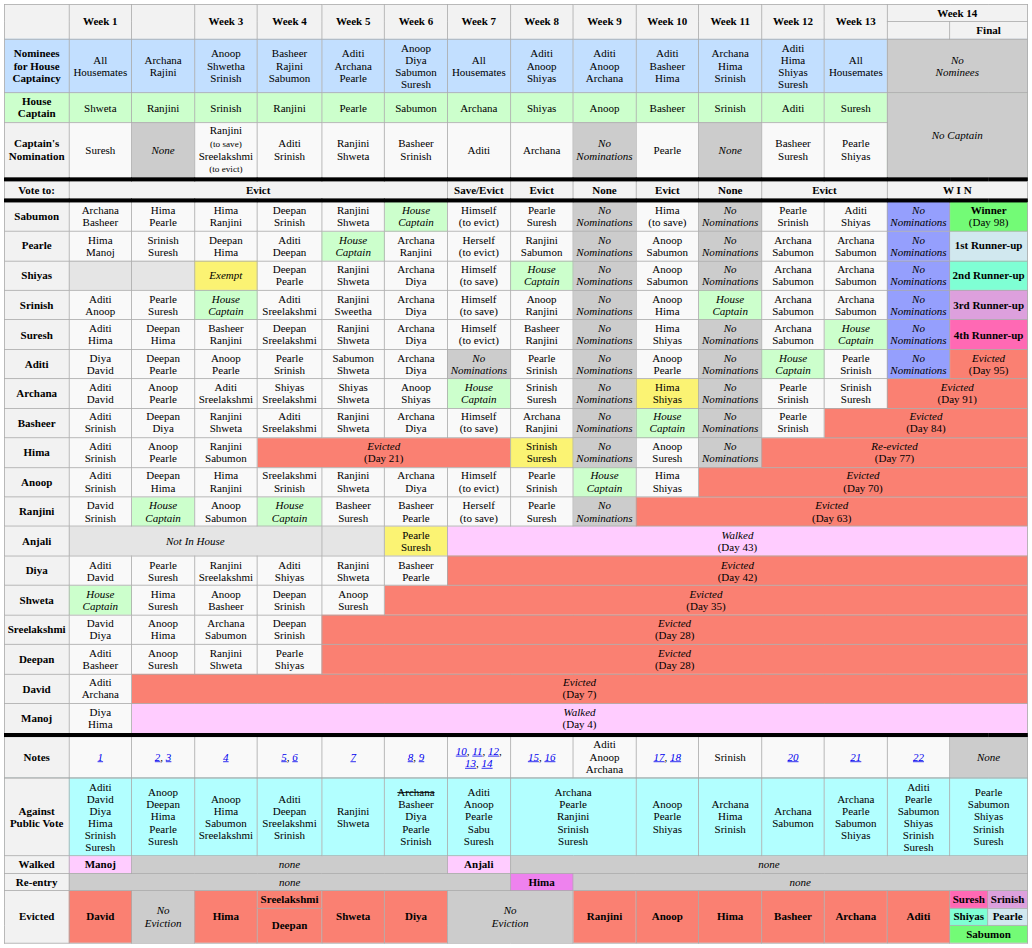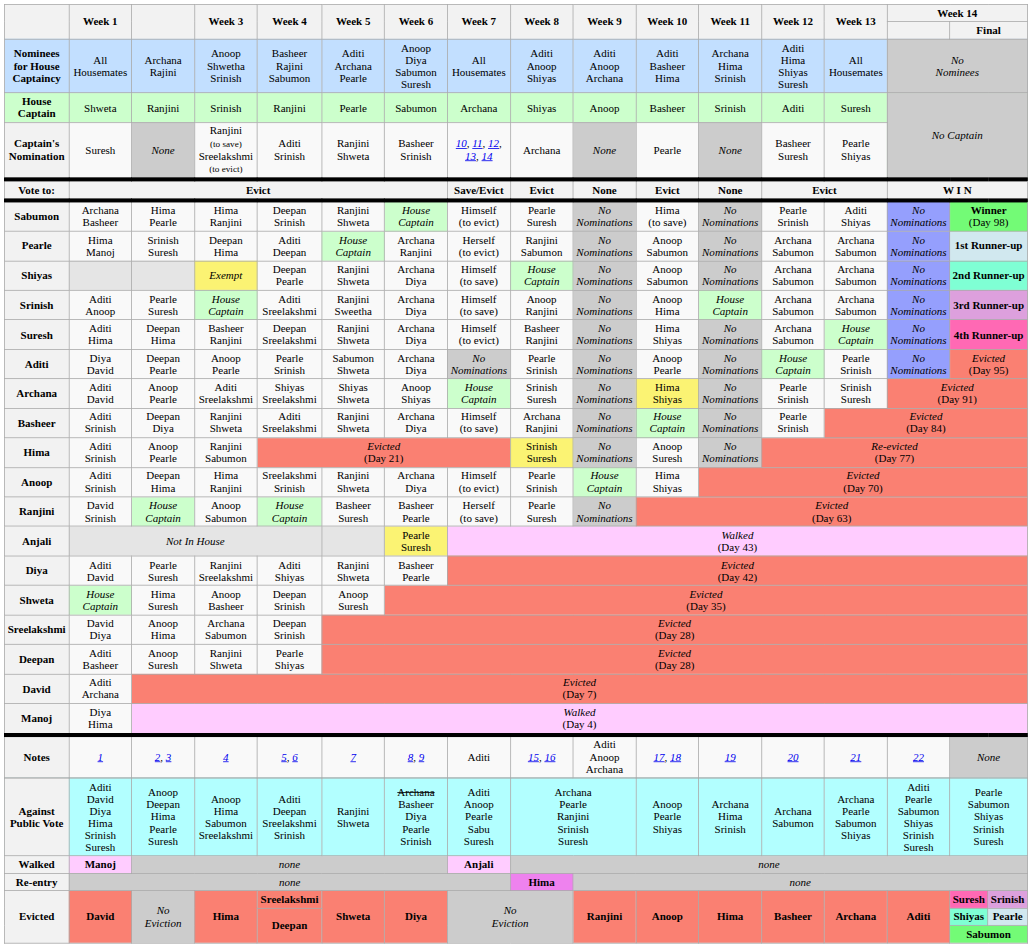(479, 150) Aditi -> (479, 150) 10, 11, 12, 13, 14
(604, 150) No Nominations -> (604, 150) None
(479, 757) 10, 11, 12, 13, 14 -> (479, 757) Aditi
(730, 757) Srinish -> (730, 757) 19
